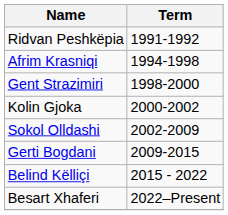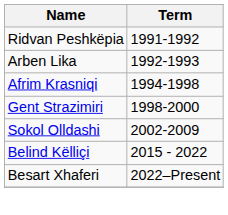+ row: (42, 61)
- row: (45, 107)
- row: (52, 152)
